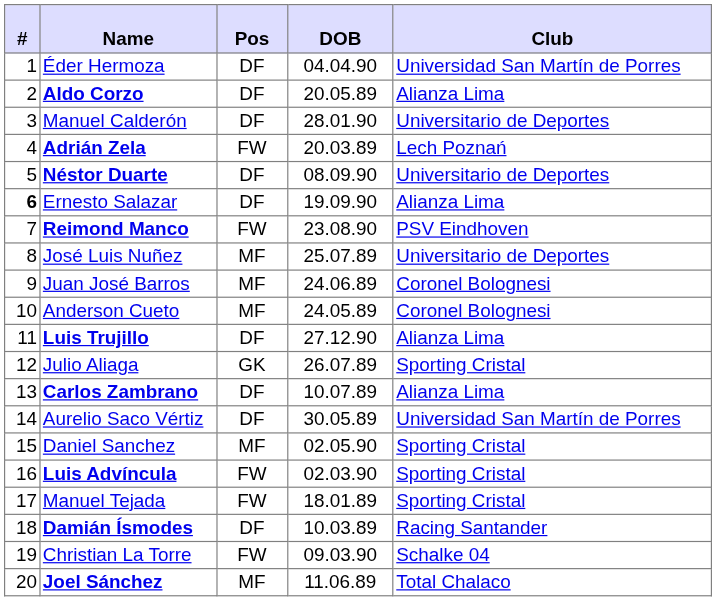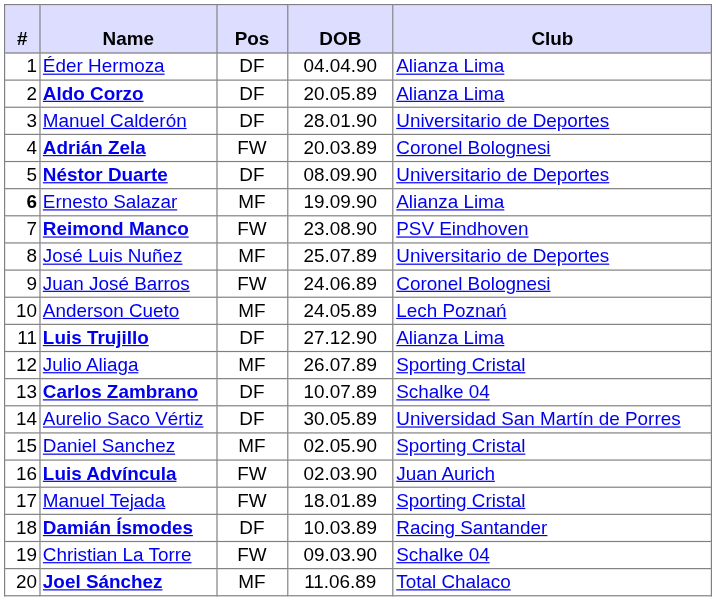(538, 66) Universidad San Martín de Porres -> (450, 66) Alianza Lima
(451, 147) Lech Poznań -> (473, 147) Coronel Bolognesi
(252, 202) DF -> (252, 202) MF
(252, 283) MF -> (252, 283) FW
(473, 310) Coronel Bolognesi -> (451, 310) Lech Poznań
(252, 364) GK -> (252, 364) MF
(450, 392) Alianza Lima -> (443, 392) Schalke 04
(461, 473) Sporting Cristal -> (446, 473) Juan Aurich
